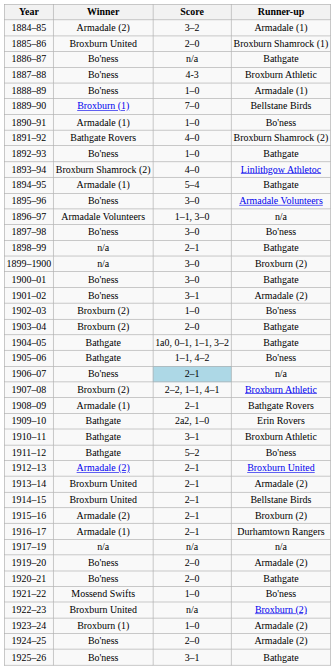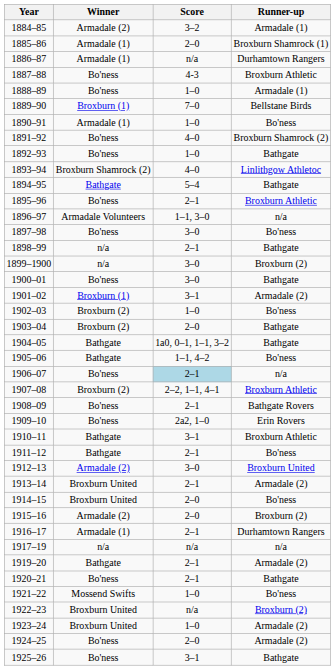(103, 43) Broxburn United -> (103, 43) Armadale (1)
(103, 59) Bo'ness -> (103, 59) Armadale (1)
(281, 59) Bathgate -> (281, 59) Durhamtown Rangers
(103, 138) Bathgate Rovers -> (103, 138) Bo'ness
(103, 185) Armadale (1) -> (103, 185) Bathgate
(192, 201) 3–0 -> (192, 201) 2–1
(281, 201) Armadale Volunteers -> (281, 201) Broxburn Athletic
(103, 295) Bo'ness -> (103, 295) Broxburn (1)
(103, 405) Armadale (1) -> (103, 405) Bo'ness
(103, 421) Bathgate -> (103, 421) Bo'ness
(192, 452) 5–2 -> (192, 452) 2–1
(192, 468) 2–1 -> (192, 468) 3–0
(192, 500) 2–1 -> (192, 500) 2–0
(281, 500) Bellstane Birds -> (281, 500) Bo'ness
(192, 515) 2–1 -> (192, 515) 2–0
(103, 563) Bo'ness -> (103, 563) Bathgate
(192, 563) 2–0 -> (192, 563) 2–1
(192, 578) 2–0 -> (192, 578) 2–1
(103, 625) Broxburn (1) -> (103, 625) Broxburn United
